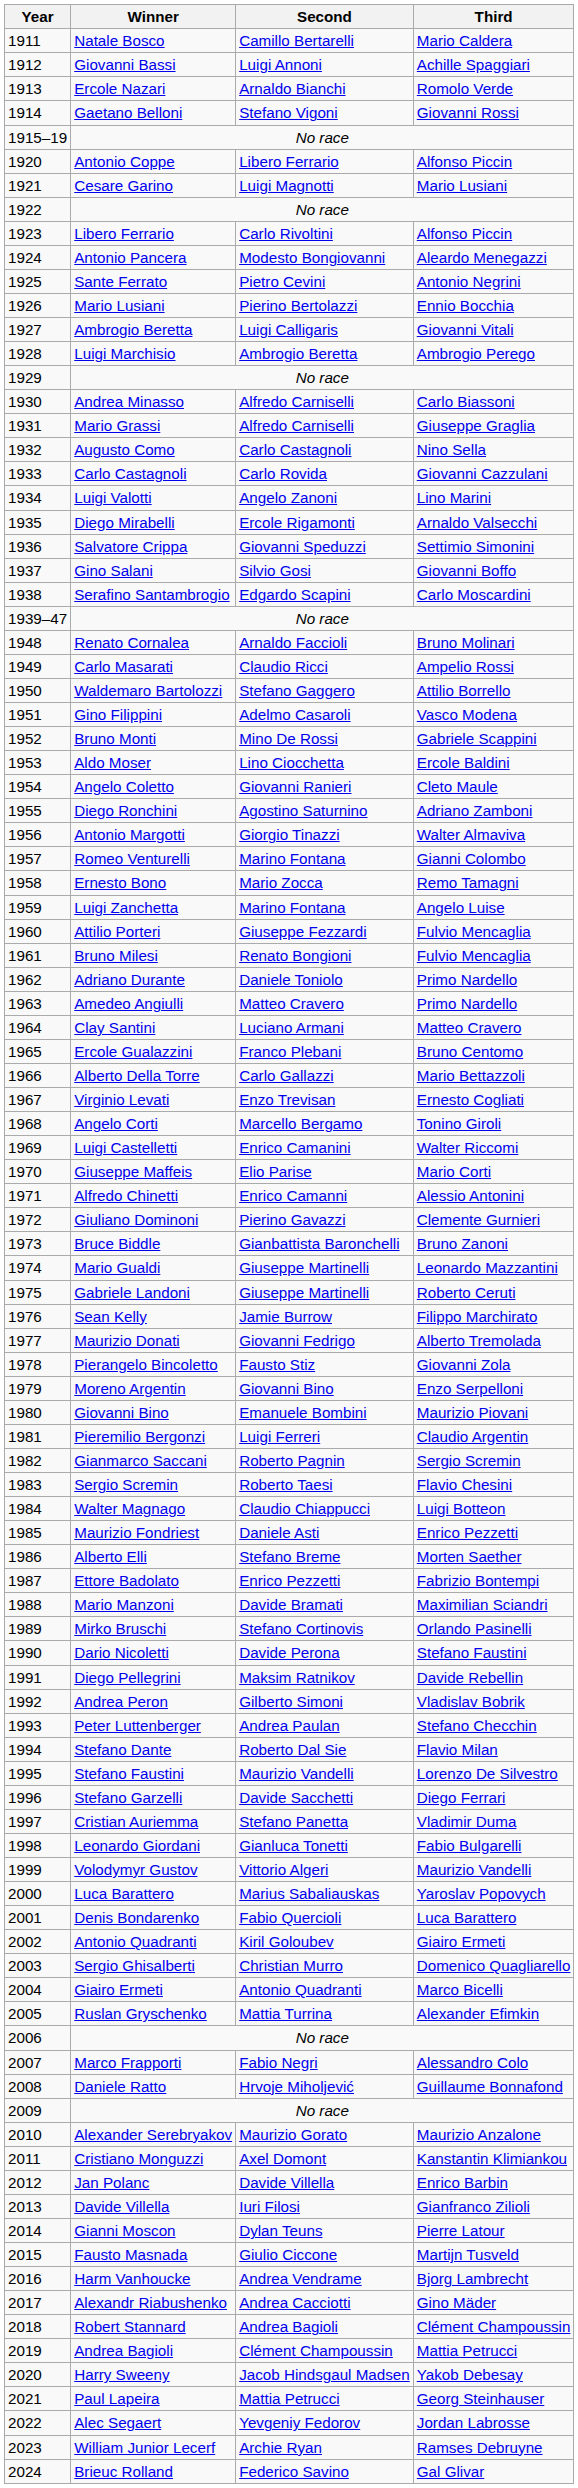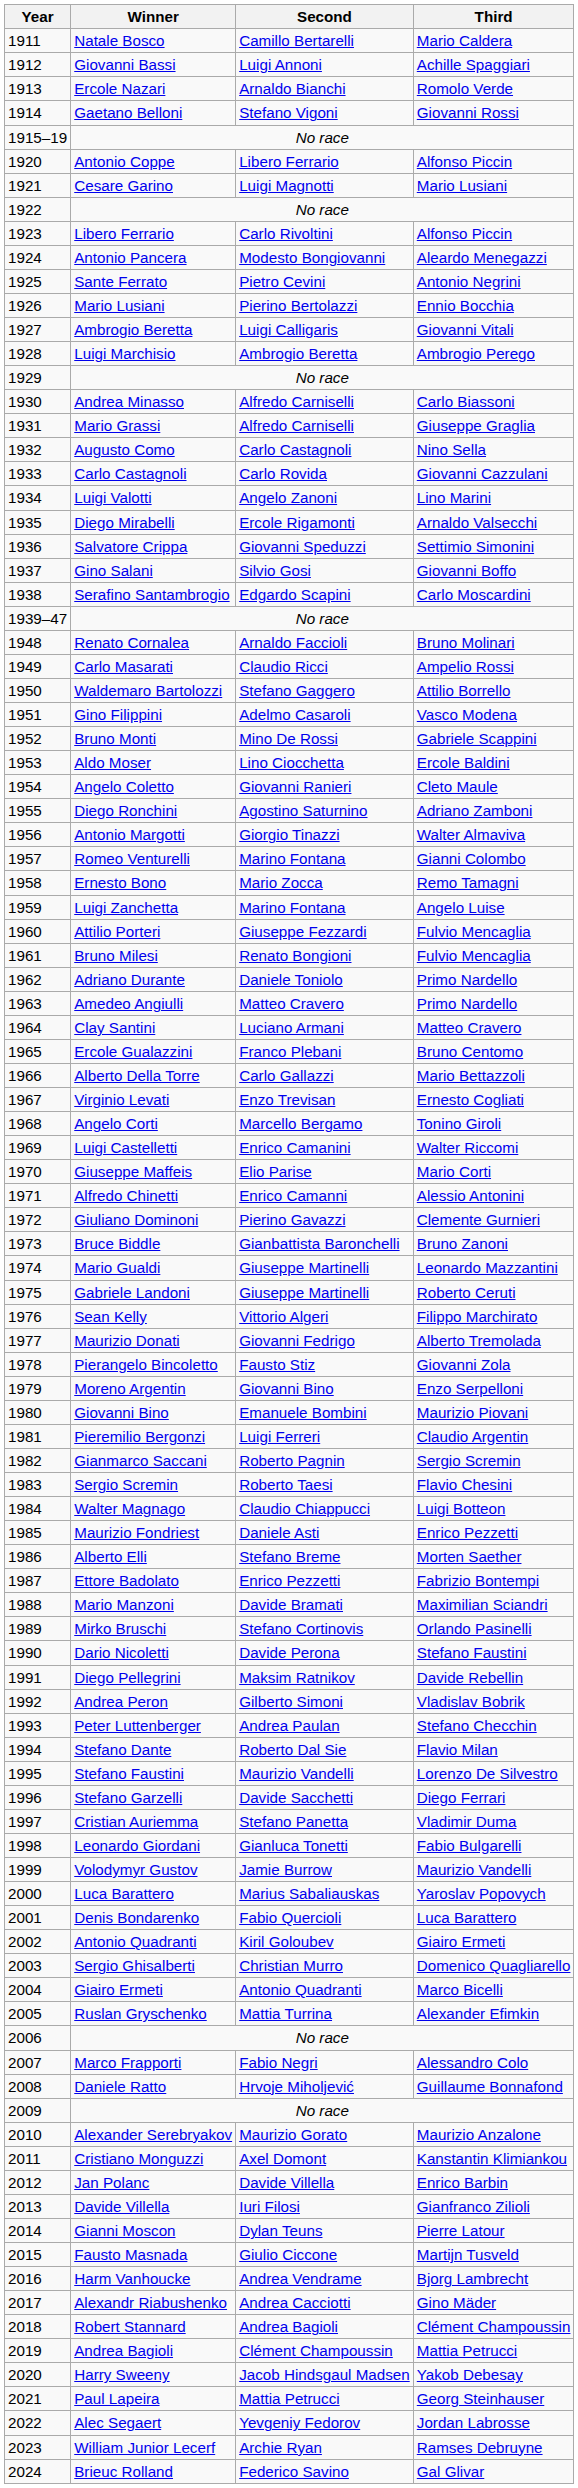(286, 1316) Jamie Burrow -> (284, 1316) Vittorio Algeri
(284, 1870) Vittorio Algeri -> (286, 1870) Jamie Burrow
